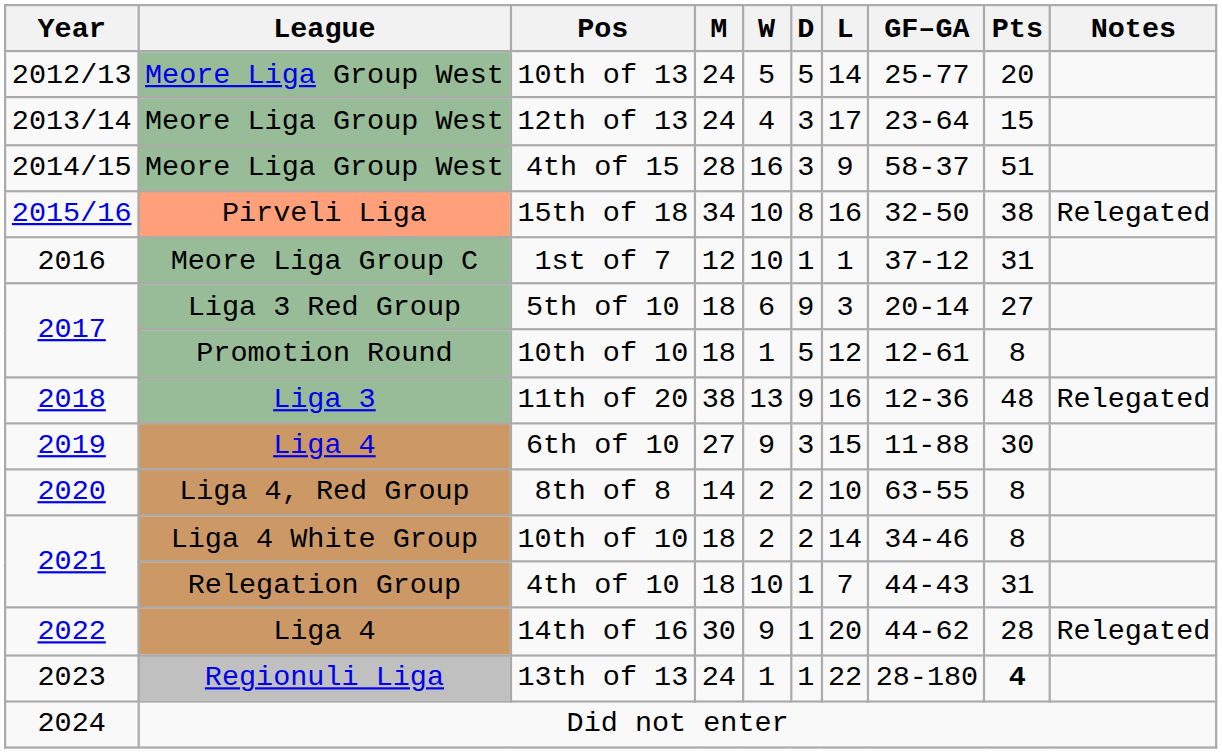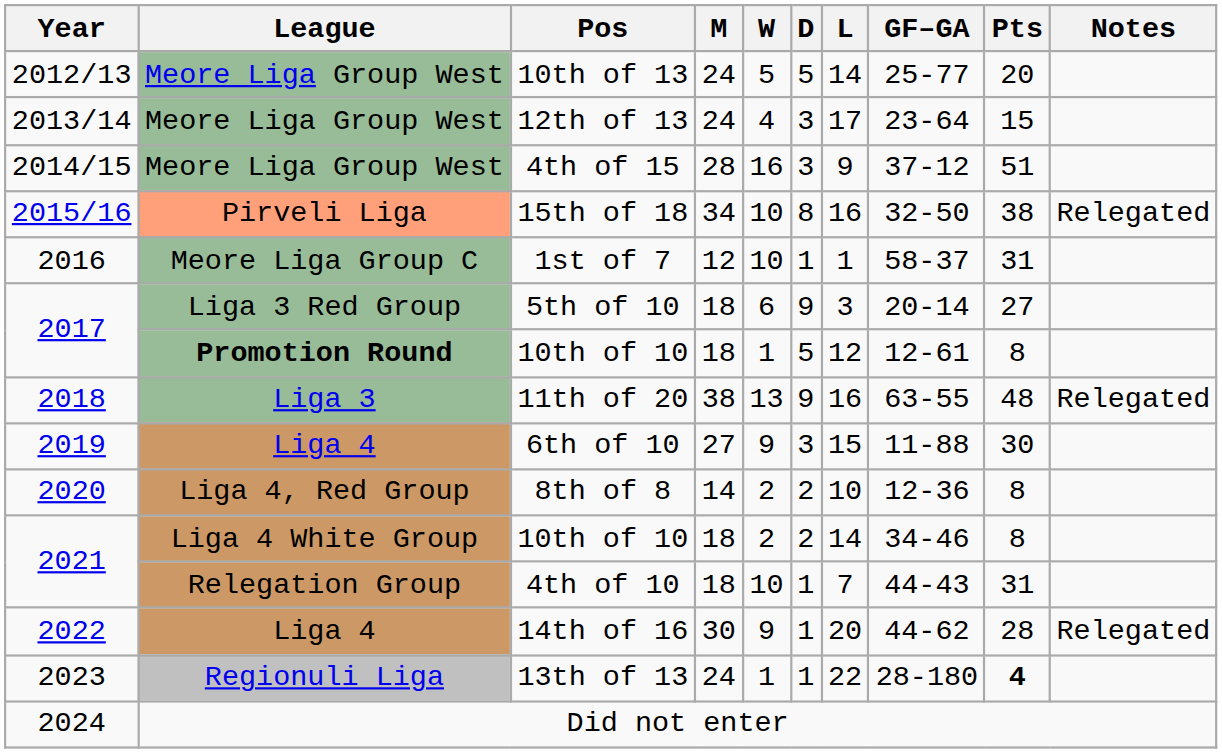(927, 167) 58-37 -> (927, 167) 37-12
(927, 260) 37-12 -> (927, 260) 58-37
(324, 353) normal -> (324, 353) bold
(927, 400) 12-36 -> (927, 400) 63-55
(927, 492) 63-55 -> (927, 492) 12-36
